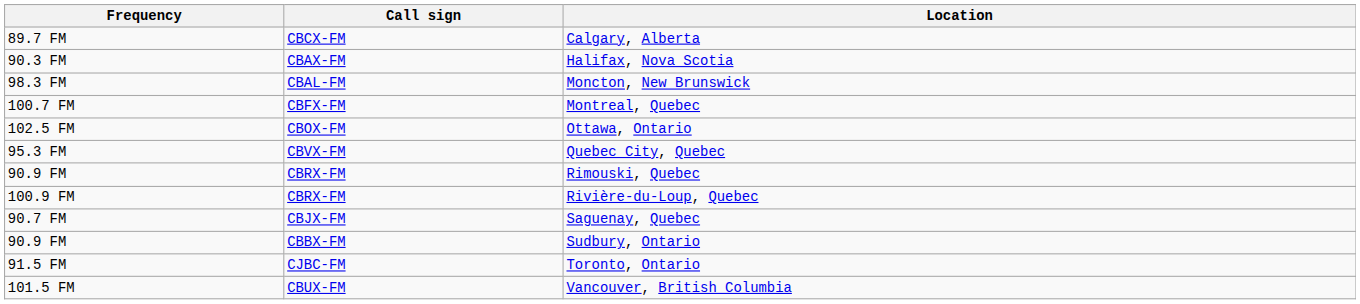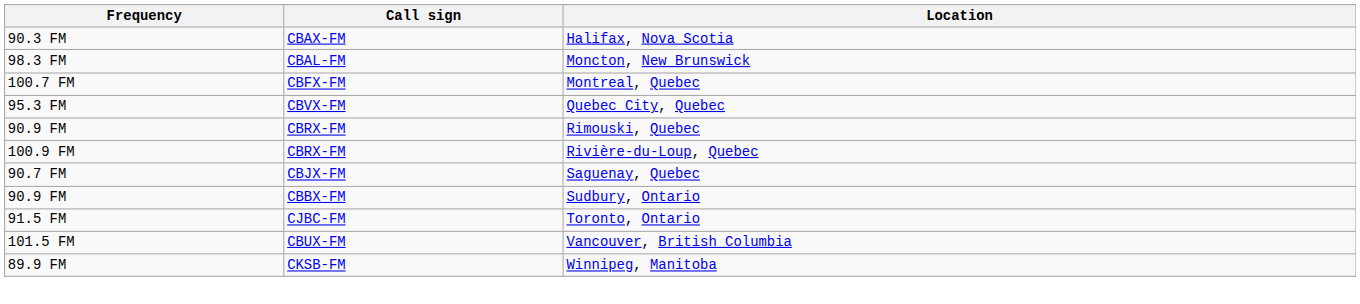- row: (633, 39)
- row: (629, 129)
+ row: (642, 265)
